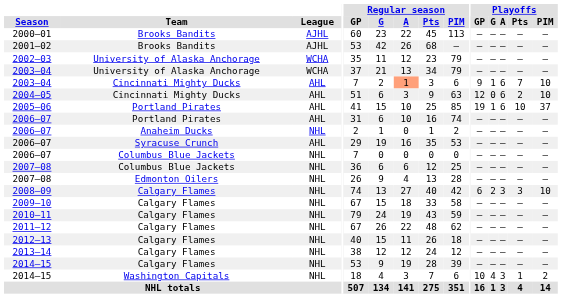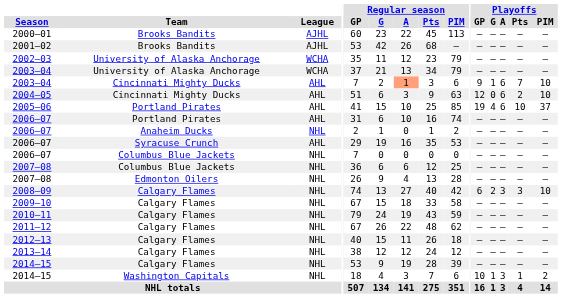(493, 107) 1 -> (493, 107) 4
(493, 276) 4 -> (493, 276) 1
